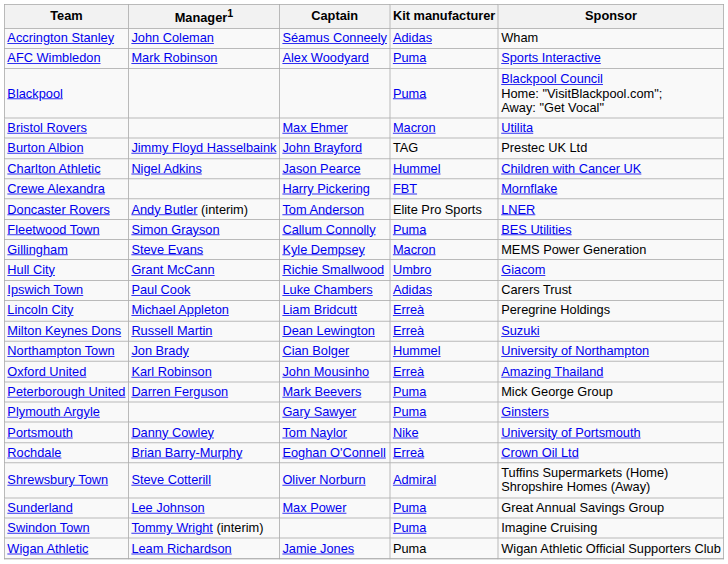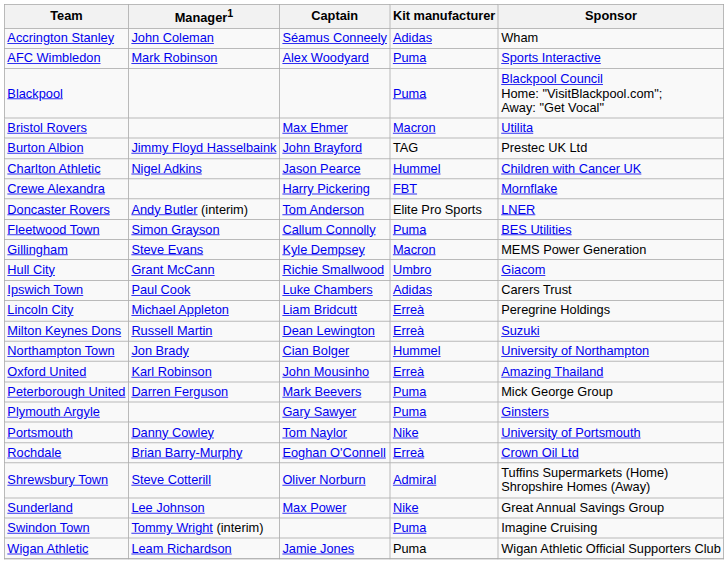(410, 507) Puma -> (406, 507) Nike
